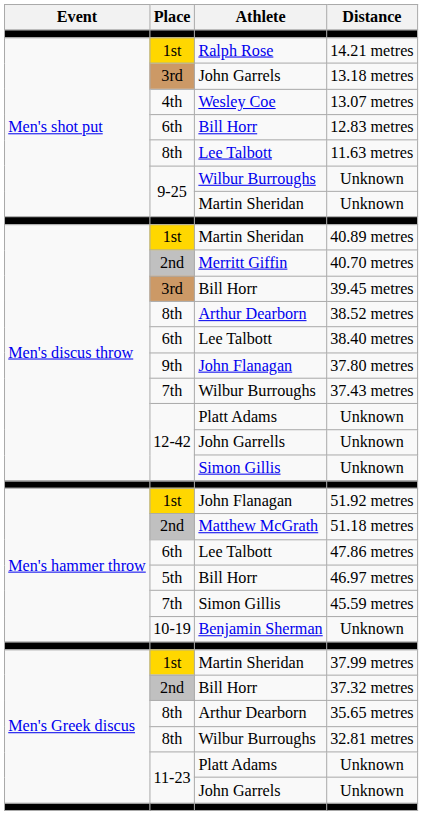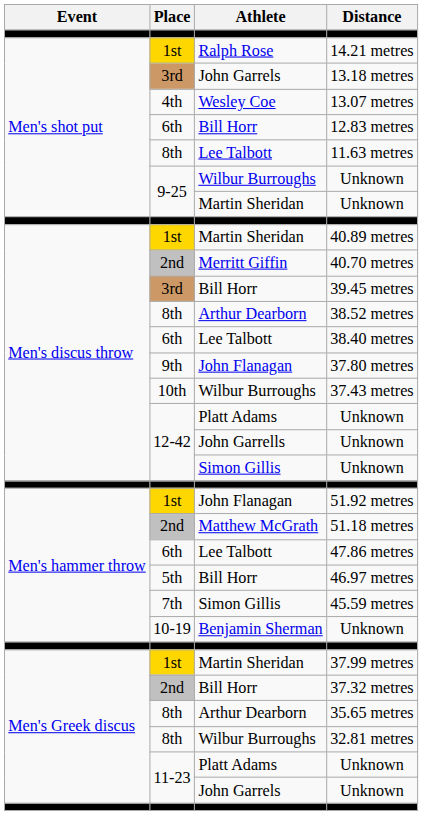(172, 391) 7th -> (172, 391) 10th
